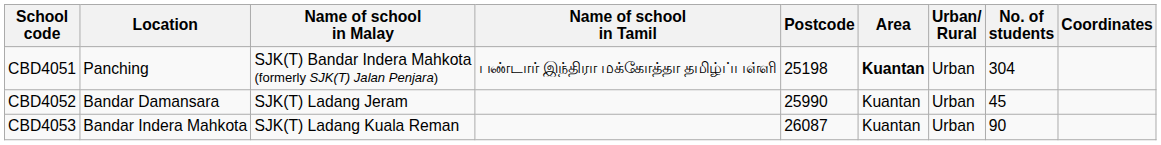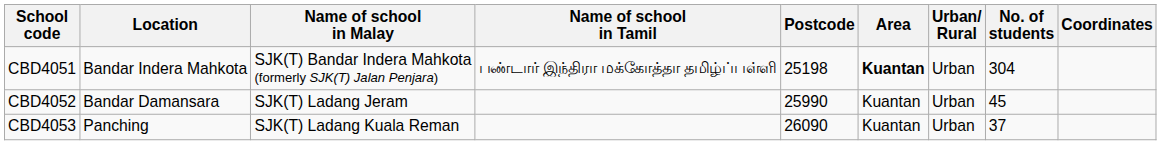(116, 68) Panching -> (165, 68) Bandar Indera Mahkota
(165, 126) Bandar Indera Mahkota -> (116, 126) Panching
(806, 126) 26087 -> (806, 126) 26090
(997, 126) 90 -> (997, 126) 37
